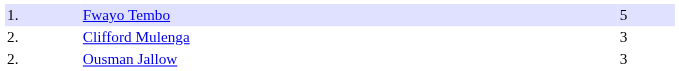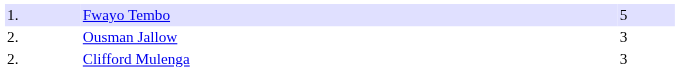rows swapped: (136, 37) <-> (130, 59)
